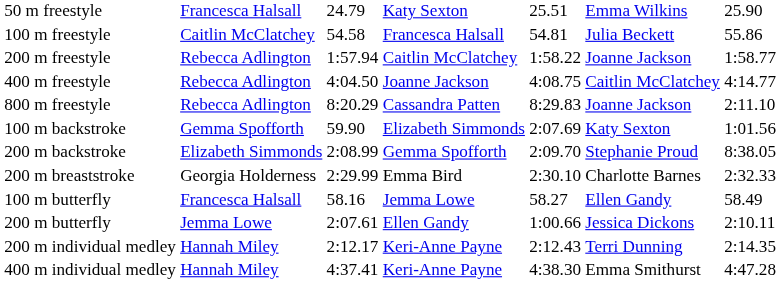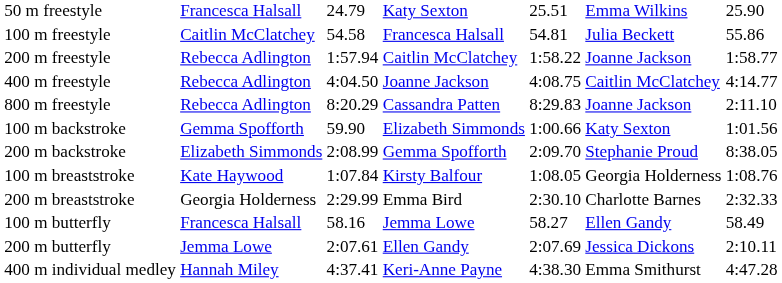(555, 128) 2:07.69 -> (555, 128) 1:00.66
+ row: (69, 175)
(555, 222) 1:00.66 -> (555, 246) 2:07.69
- row: (90, 246)
